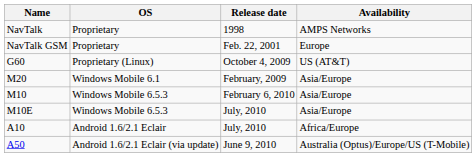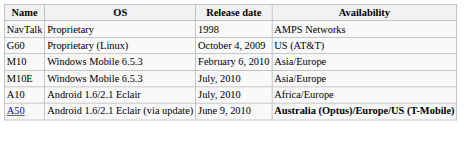- row: (37, 45)
- row: (17, 78)
(384, 144) normal -> (364, 111) bold
